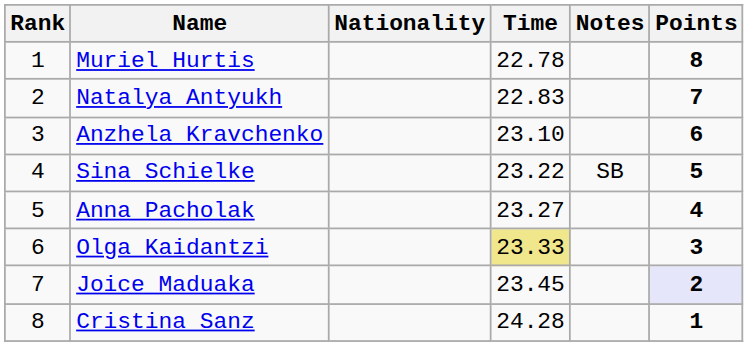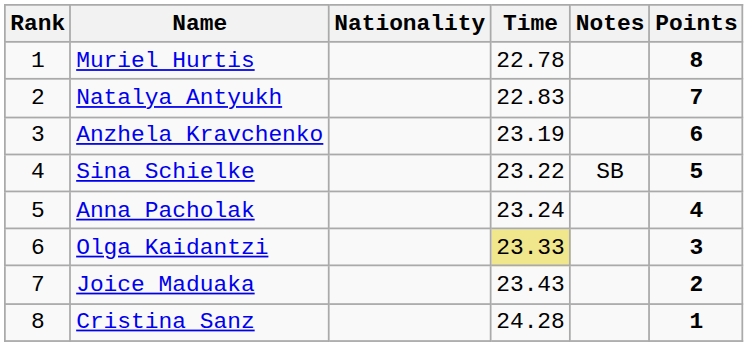(531, 135) 23.10 -> (531, 135) 23.19
(531, 210) 23.27 -> (531, 210) 23.24
(531, 285) 23.45 -> (531, 285) 23.43
(696, 285) lavender background -> (696, 285) no background
